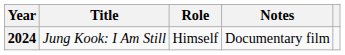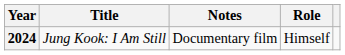columns swapped: (195, 15) <-> (277, 15)
